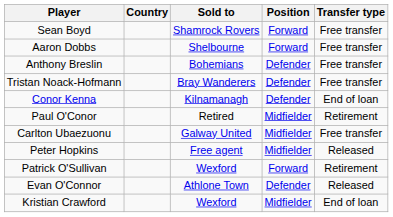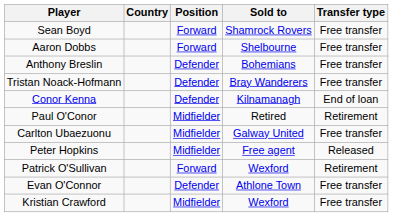columns swapped: (288, 13) <-> (216, 13)
(351, 185) Released -> (351, 185) Free transfer
(351, 202) End of loan -> (351, 202) Free transfer
